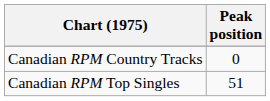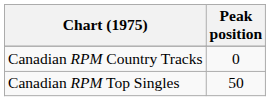(236, 83) 51 -> (236, 83) 50
